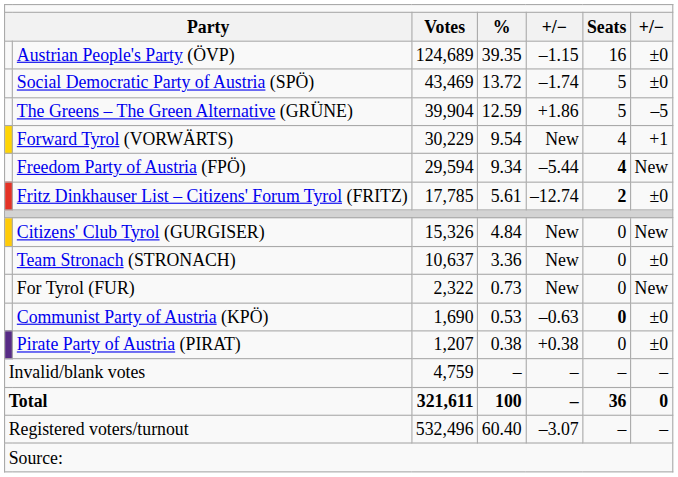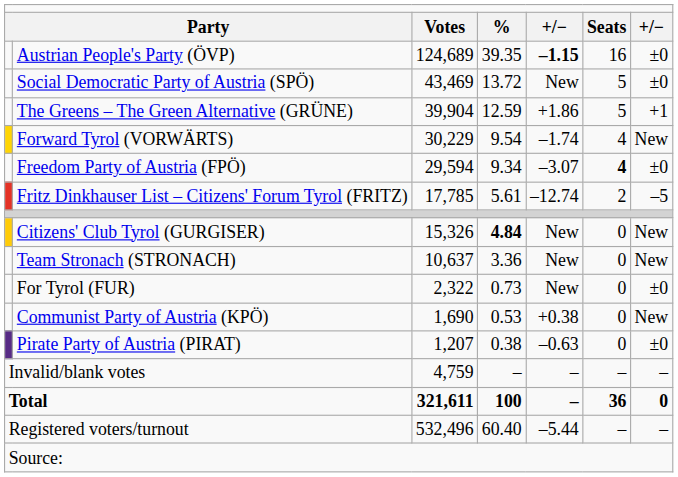(559, 54) normal -> (559, 54) bold
(559, 83) –1.74 -> (562, 83) New
(659, 111) –5 -> (659, 111) +1
(562, 139) New -> (559, 139) –1.74
(659, 139) +1 -> (651, 139) New
(559, 167) –5.44 -> (559, 167) –3.07
(651, 167) New -> (659, 167) ±0
(622, 195) bold -> (622, 195) normal
(659, 195) ±0 -> (659, 195) –5
(506, 232) normal -> (506, 232) bold
(659, 260) ±0 -> (651, 260) New
(651, 288) New -> (659, 288) ±0
(559, 316) –0.63 -> (558, 316) +0.38
(622, 316) bold -> (622, 316) normal
(659, 316) ±0 -> (651, 316) New
(558, 344) +0.38 -> (559, 344) –0.63
(559, 429) –3.07 -> (559, 429) –5.44
